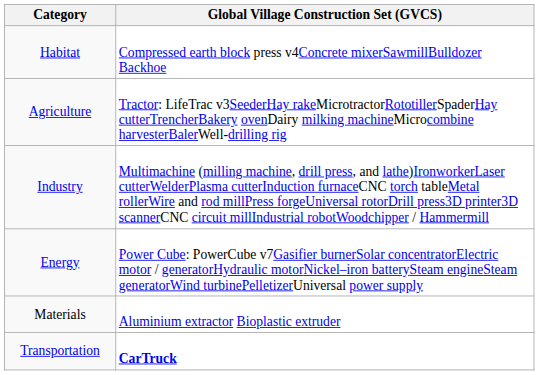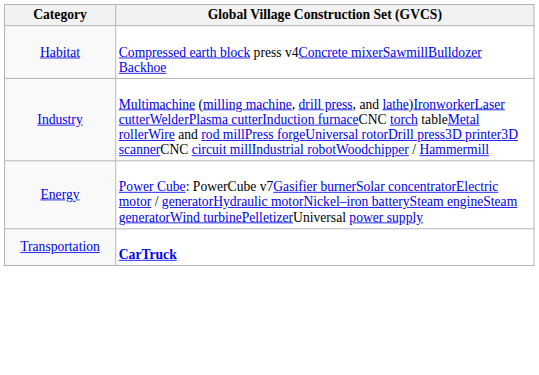- row: (60, 111)
- row: (60, 314)
